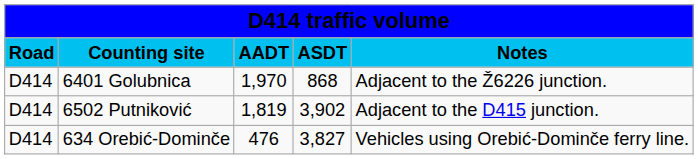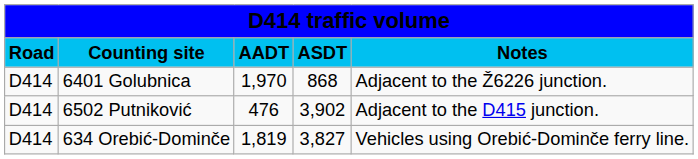(264, 110) 1,819 -> (264, 110) 476
(264, 139) 476 -> (264, 139) 1,819
